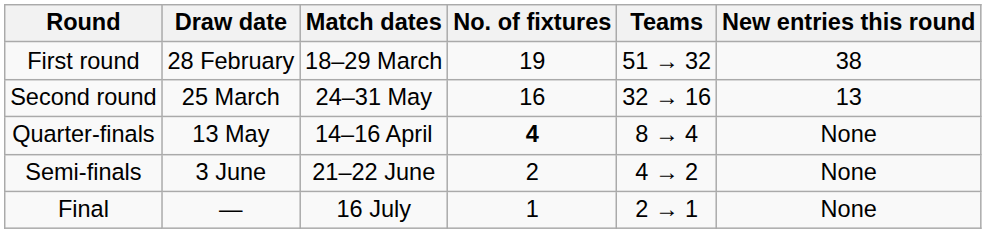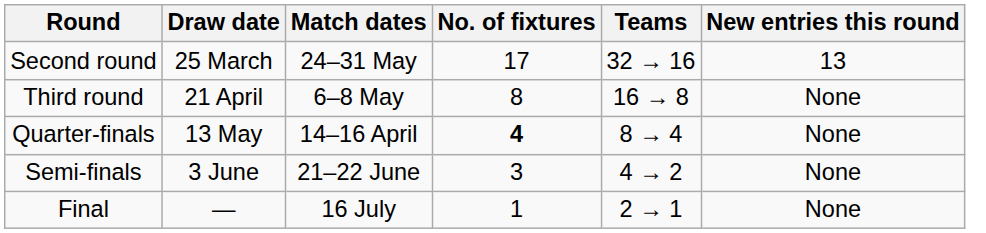- row: (83, 60)
(532, 97) 16 -> (517, 60) 17
+ row: (83, 97)
(532, 172) 2 -> (517, 172) 3
